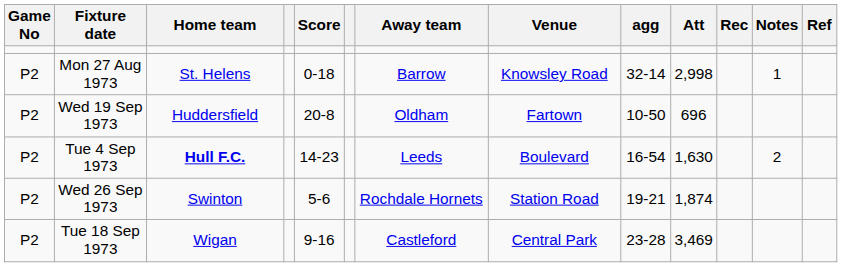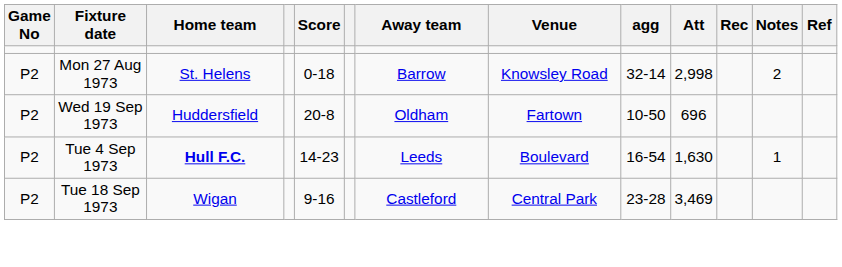(777, 74) 1 -> (777, 74) 2
(777, 157) 2 -> (777, 157) 1
- row: (100, 198)
